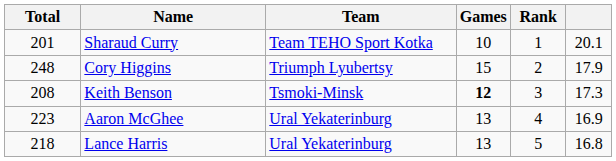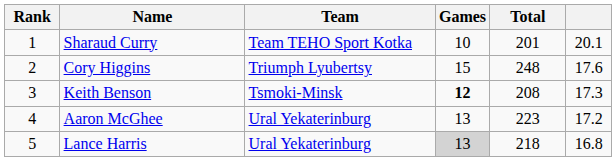columns swapped: (538, 17) <-> (43, 17)
(589, 67) 17.9 -> (589, 67) 17.6
(589, 118) 16.9 -> (589, 118) 17.2
(483, 144) no background -> (463, 144) lightgrey background
